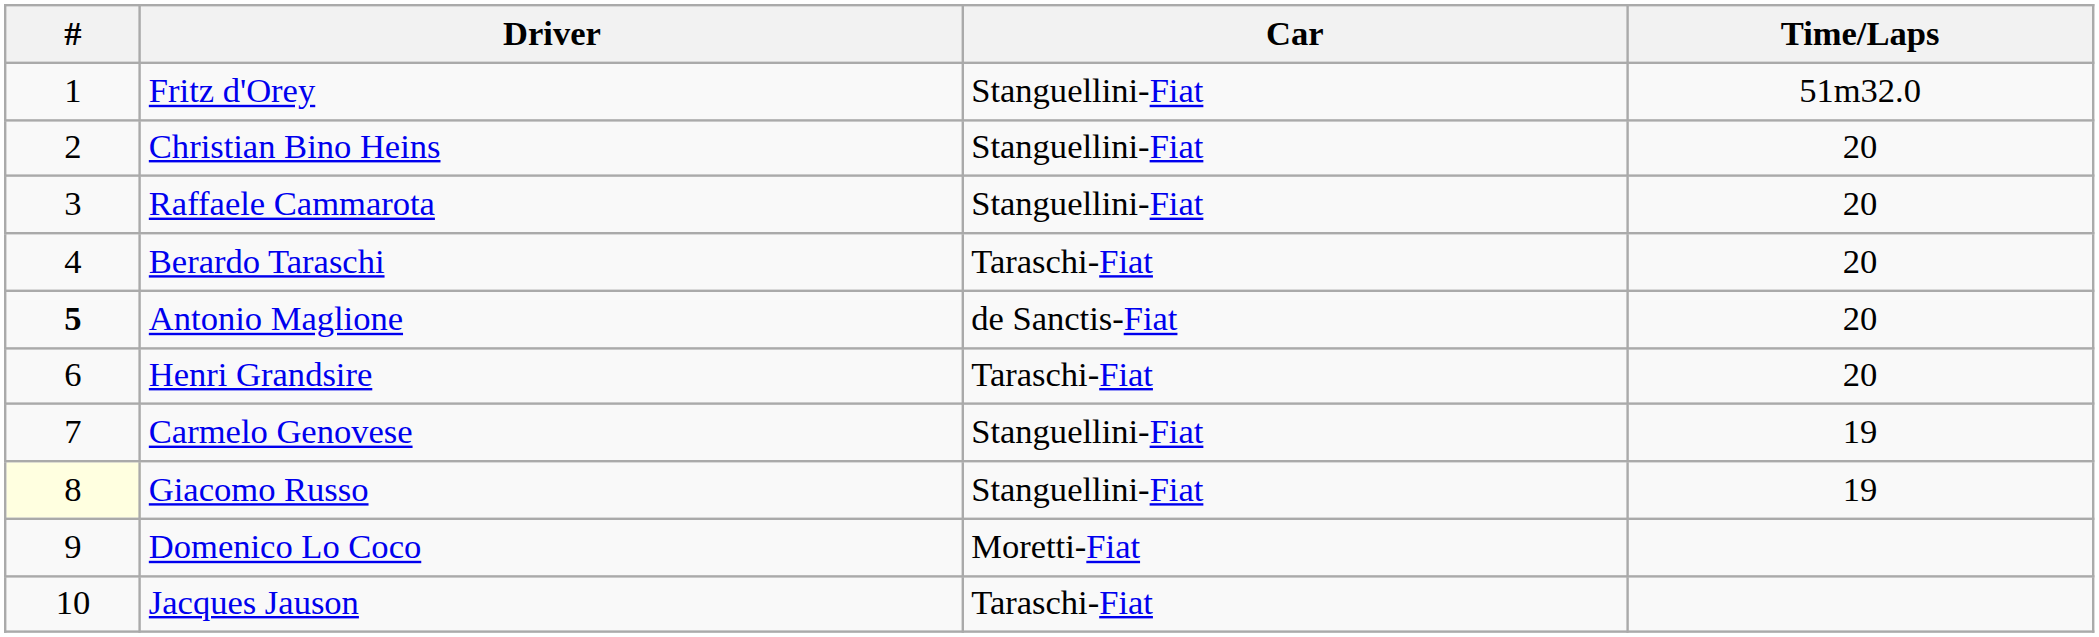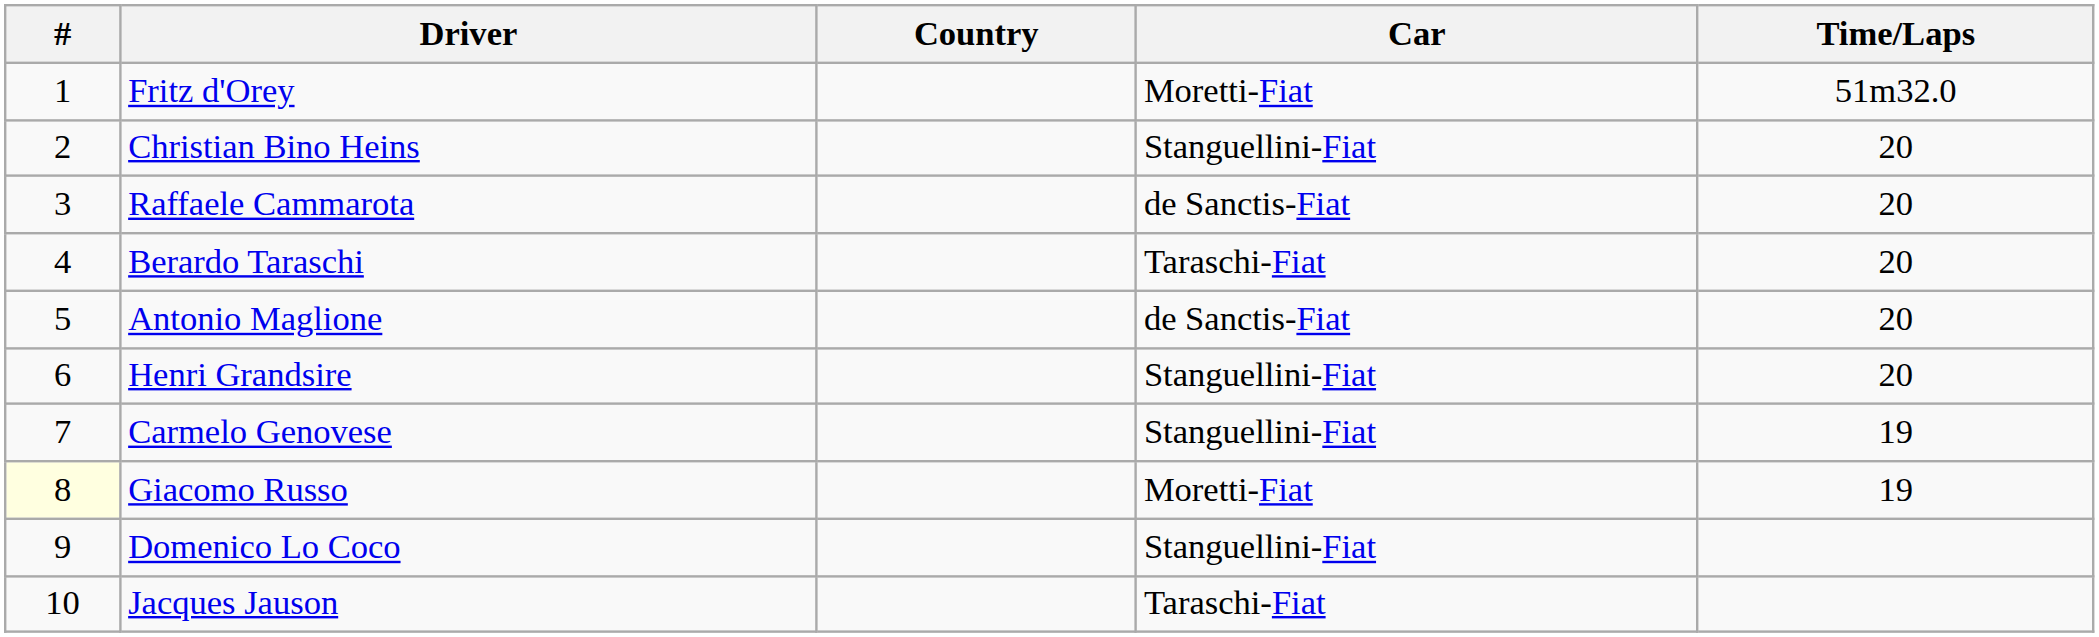+ column: (976, 33)
(1087, 90) Stanguellini-Fiat -> (1228, 90) Moretti-Fiat
(1087, 204) Stanguellini-Fiat -> (1247, 204) de Sanctis-Fiat
(73, 318) bold -> (63, 318) normal
(1062, 375) Taraschi-Fiat -> (1260, 375) Stanguellini-Fiat
(1087, 489) Stanguellini-Fiat -> (1228, 489) Moretti-Fiat
(1056, 546) Moretti-Fiat -> (1260, 546) Stanguellini-Fiat
